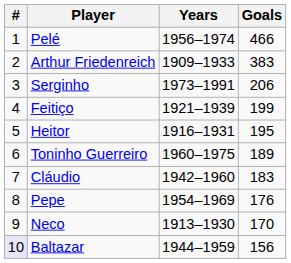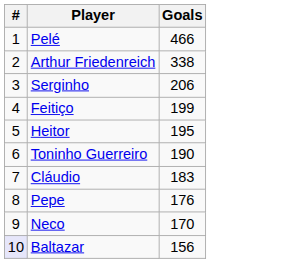- column: (198, 16)
(262, 62) 383 -> (182, 62) 338
(262, 154) 189 -> (182, 154) 190
